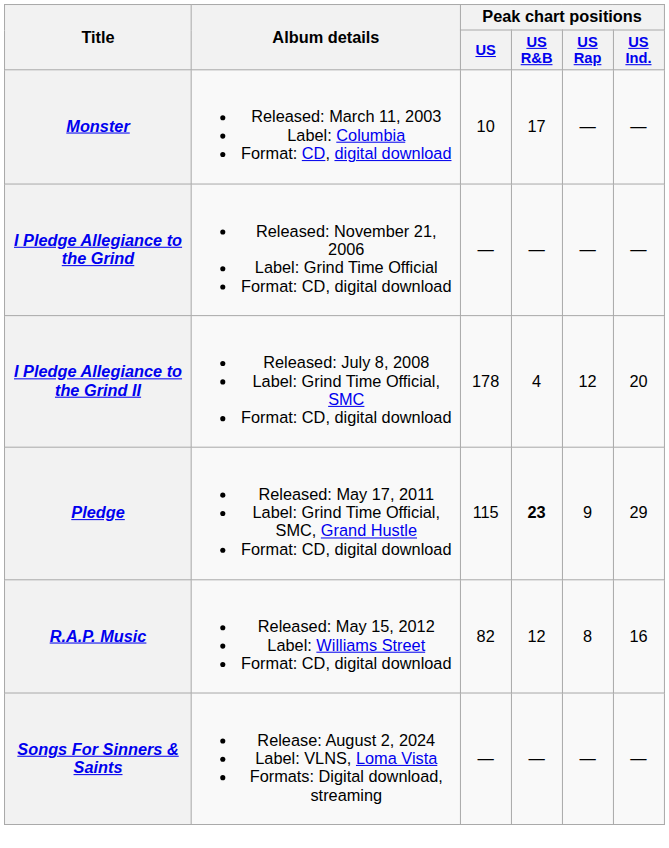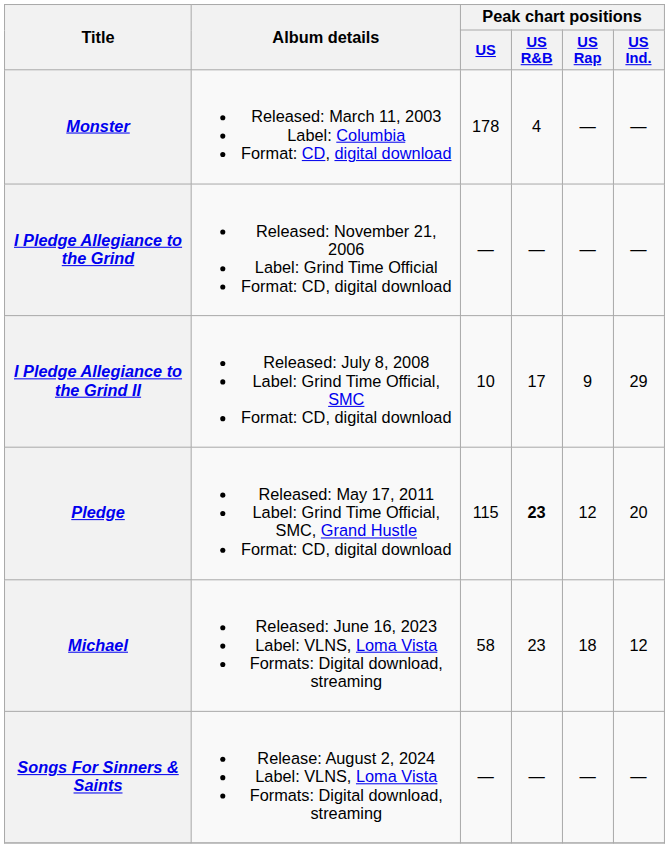(486, 126) 10 -> (486, 126) 178
(537, 126) 17 -> (537, 126) 4
(486, 381) 178 -> (486, 381) 10
(537, 381) 4 -> (537, 381) 17
(588, 381) 12 -> (588, 381) 9
(638, 381) 20 -> (638, 381) 29
(588, 513) 9 -> (588, 513) 12
(638, 513) 29 -> (638, 513) 20
- row: (98, 636)
+ row: (98, 645)
